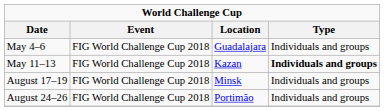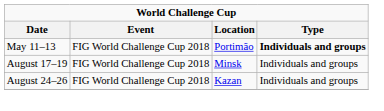- row: (26, 47)
(228, 64) Kazan -> (234, 47) Portimão
(234, 98) Portimão -> (228, 81) Kazan
